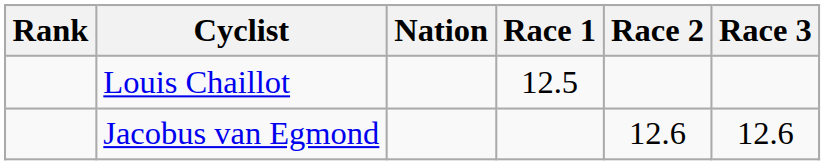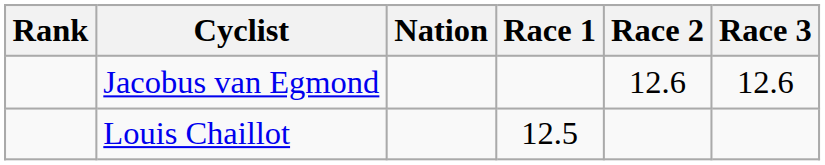rows swapped: (241, 133) <-> (197, 81)
